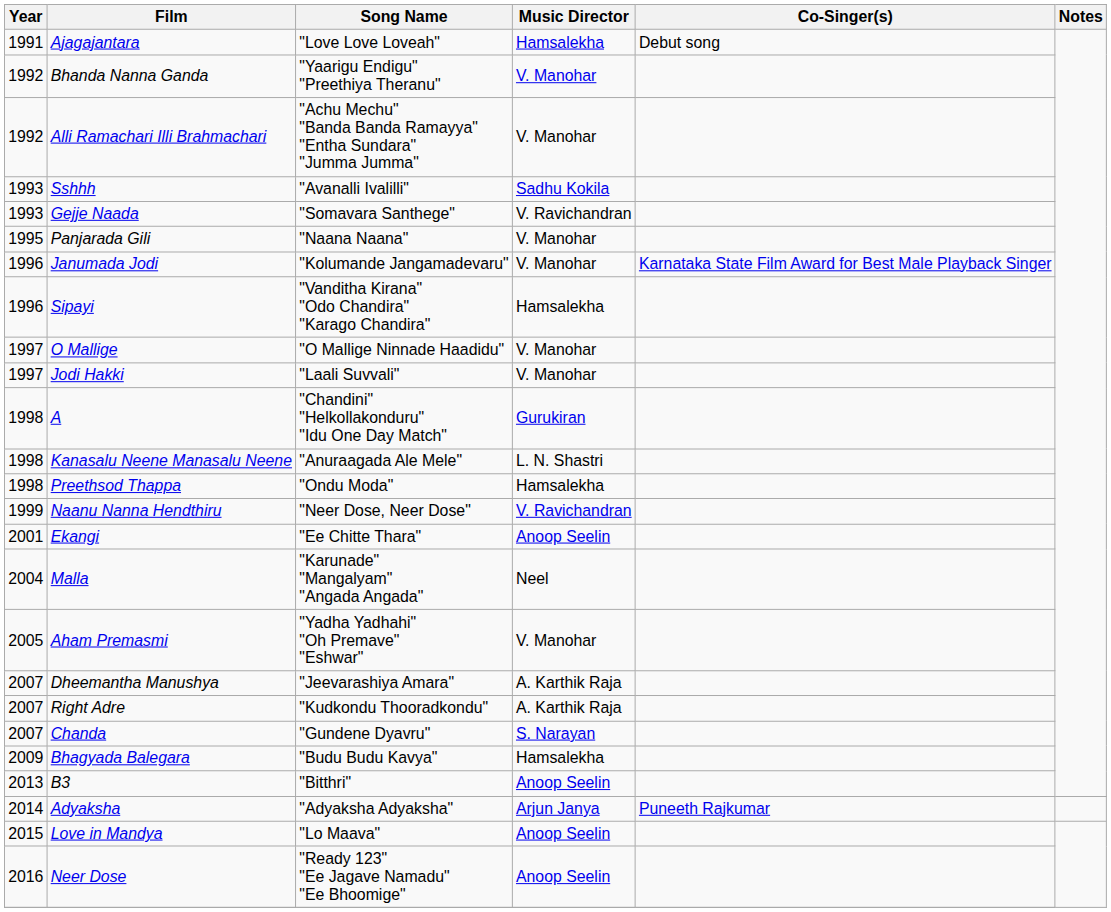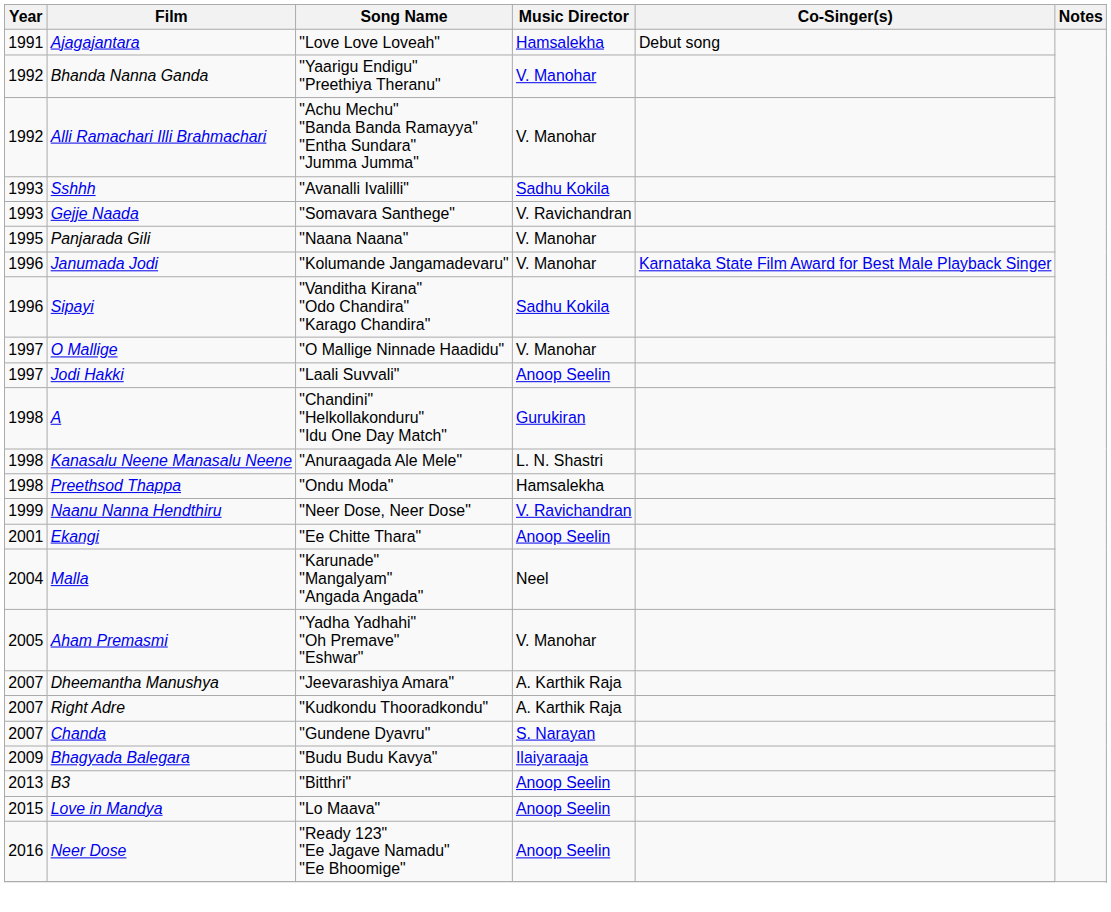(560, 307) Hamsalekha -> (563, 307) Sadhu Kokila
(556, 375) V. Manohar -> (563, 375) Anoop Seelin
(560, 758) Hamsalekha -> (552, 758) Ilaiyaraaja
- row: (85, 808)
